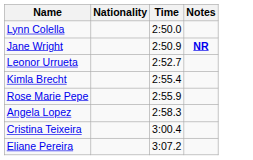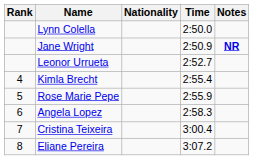+ column: (20, 12)
